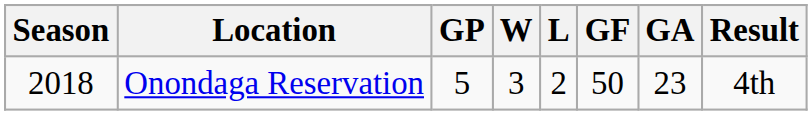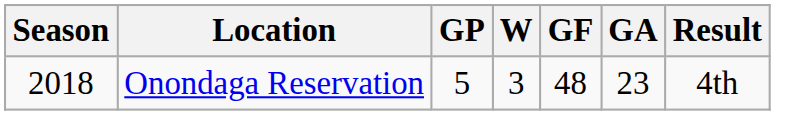- column: (559, 30)
(607, 82) 50 -> (570, 82) 48
